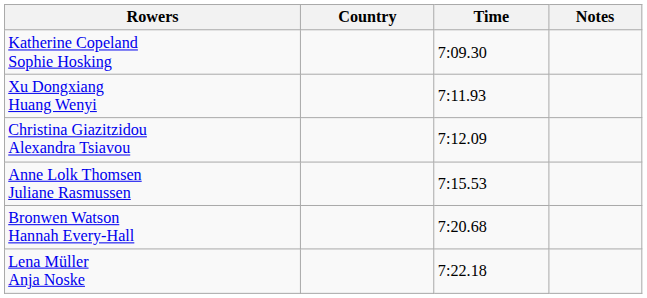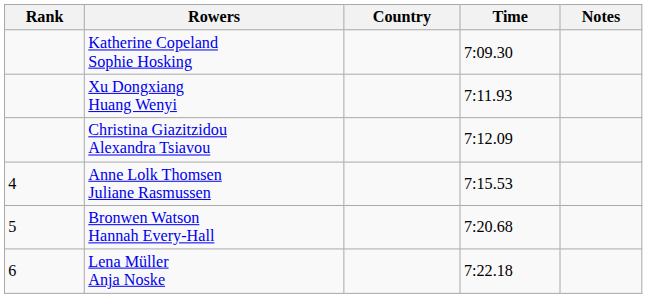+ column: (45, 17)
